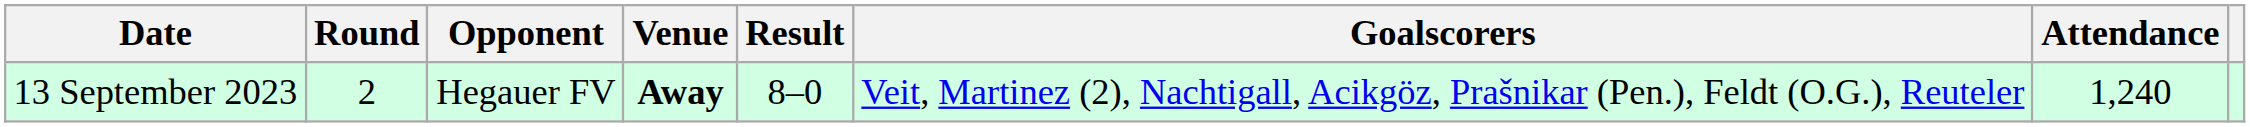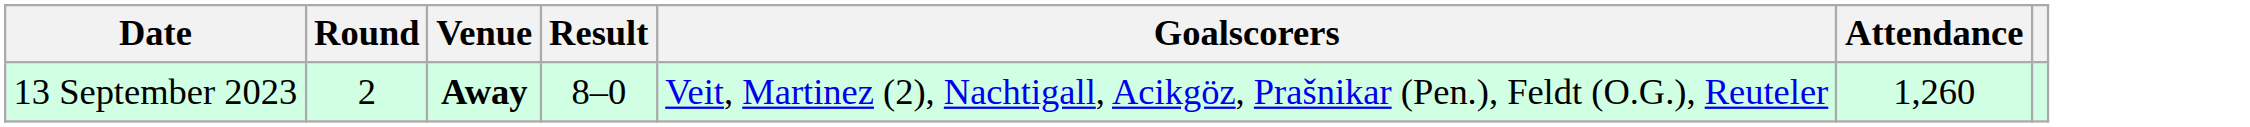- column: (526, 33)
(2130, 91) 1,240 -> (1934, 91) 1,260
